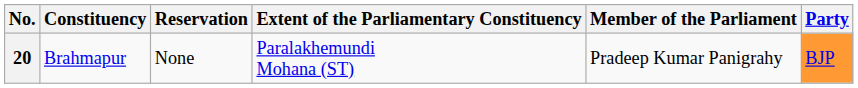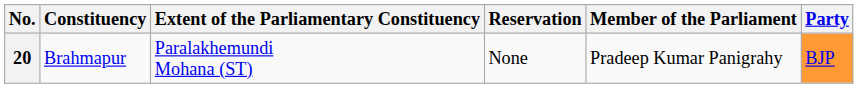columns swapped: (201, 18) <-> (419, 18)
